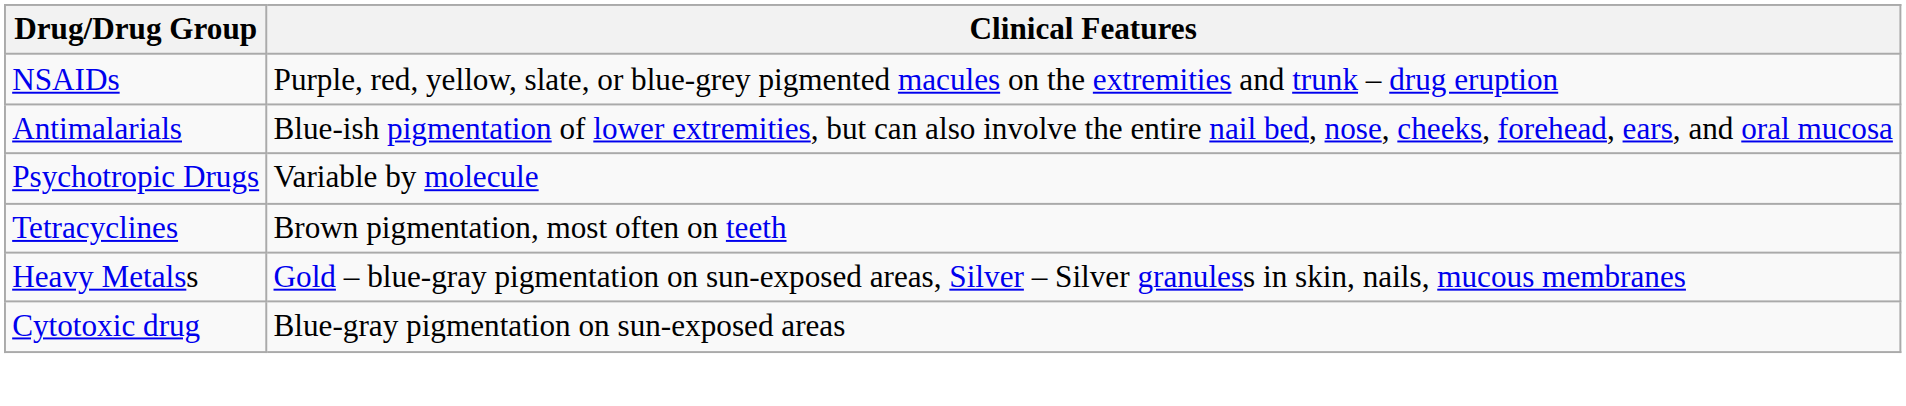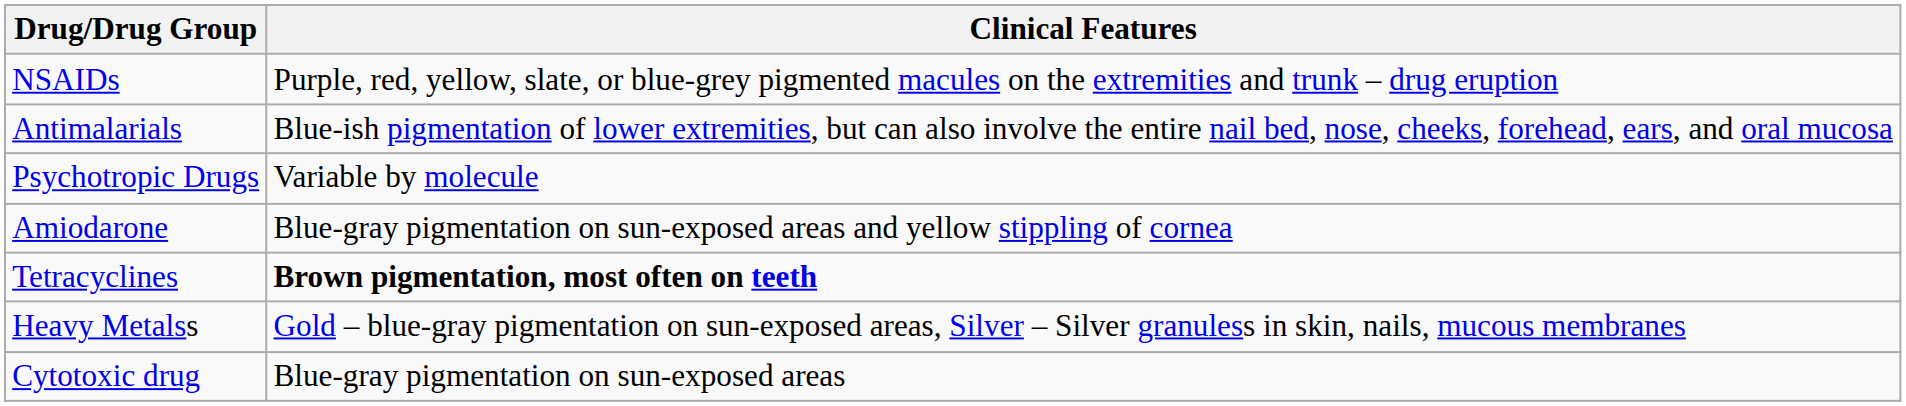+ row: (90, 227)
(530, 227) normal -> (545, 276) bold
